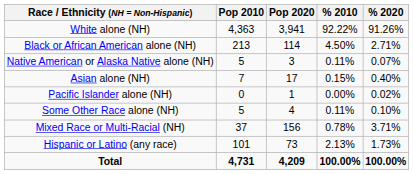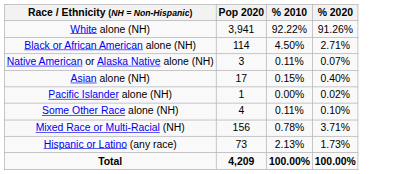- column: (241, 12)
